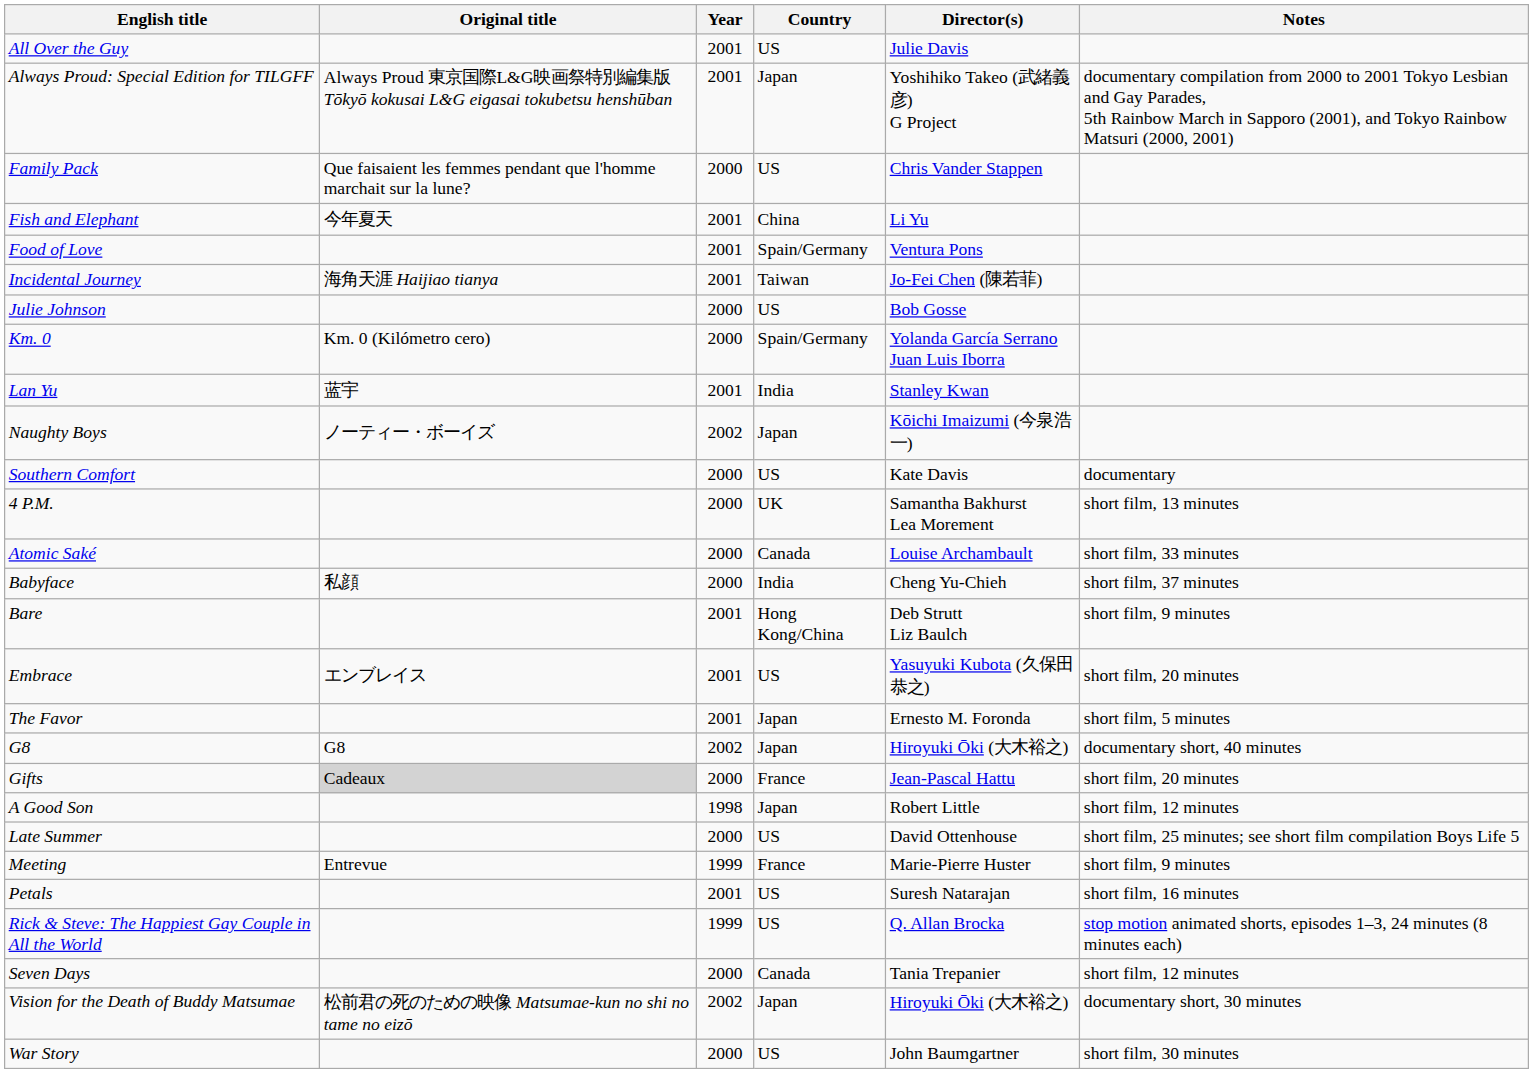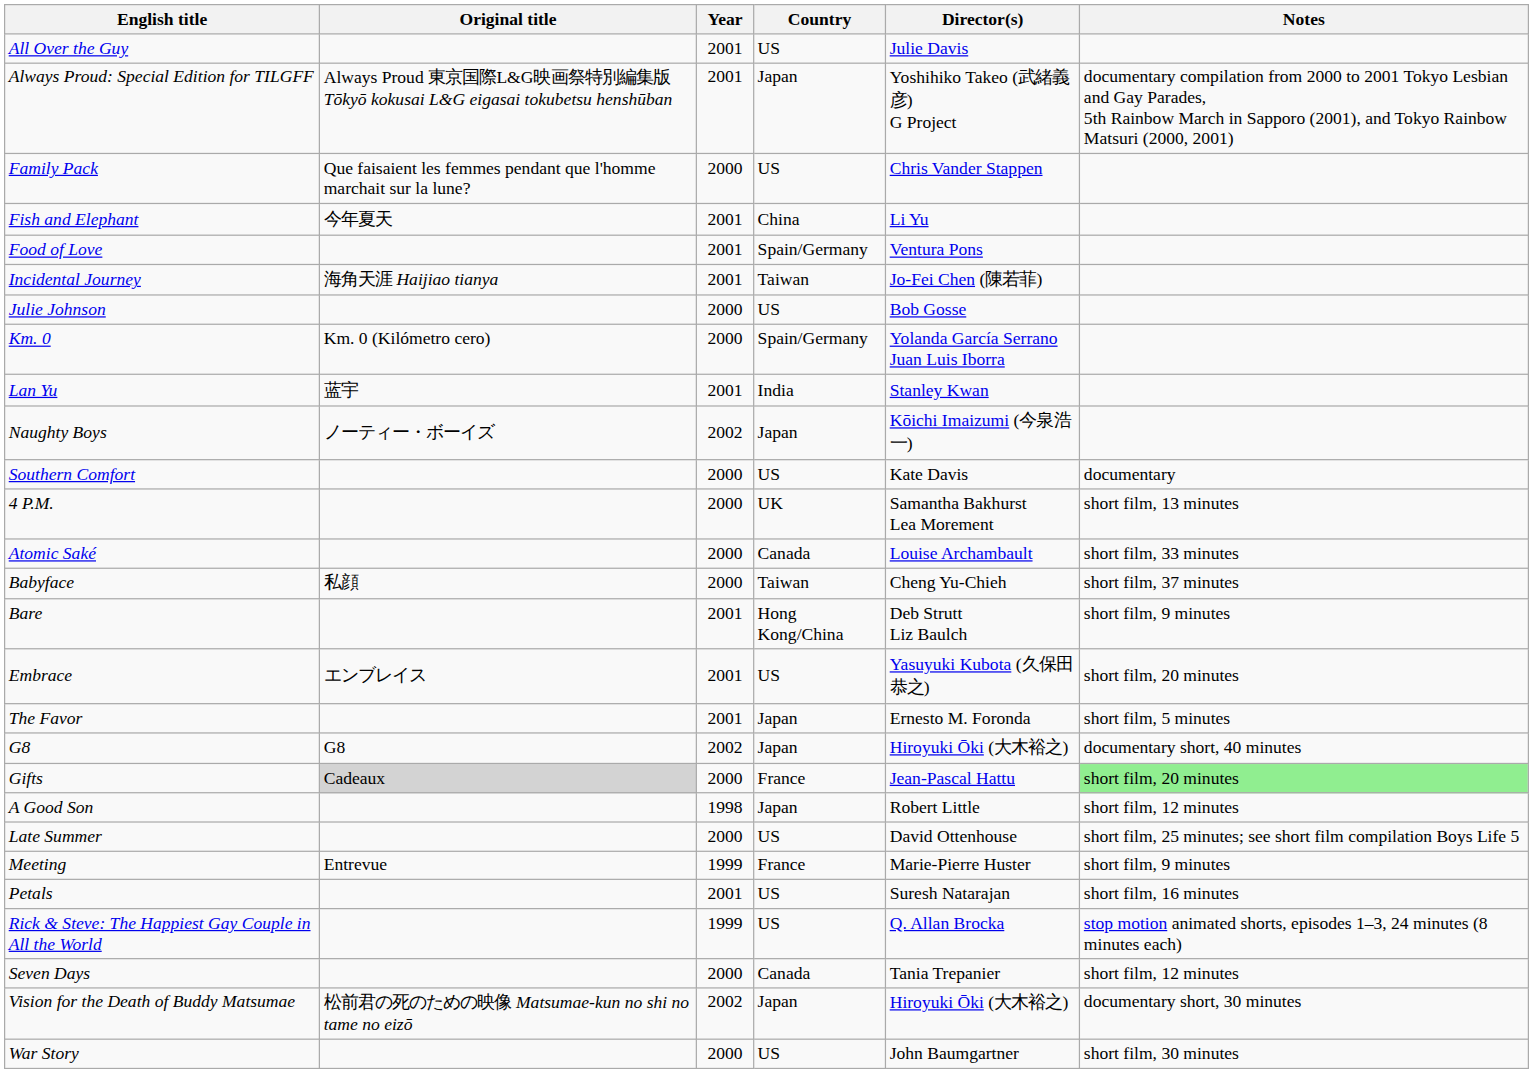(776, 583) India -> (783, 583) Taiwan
(1161, 778) no background -> (1161, 778) lightgreen background
